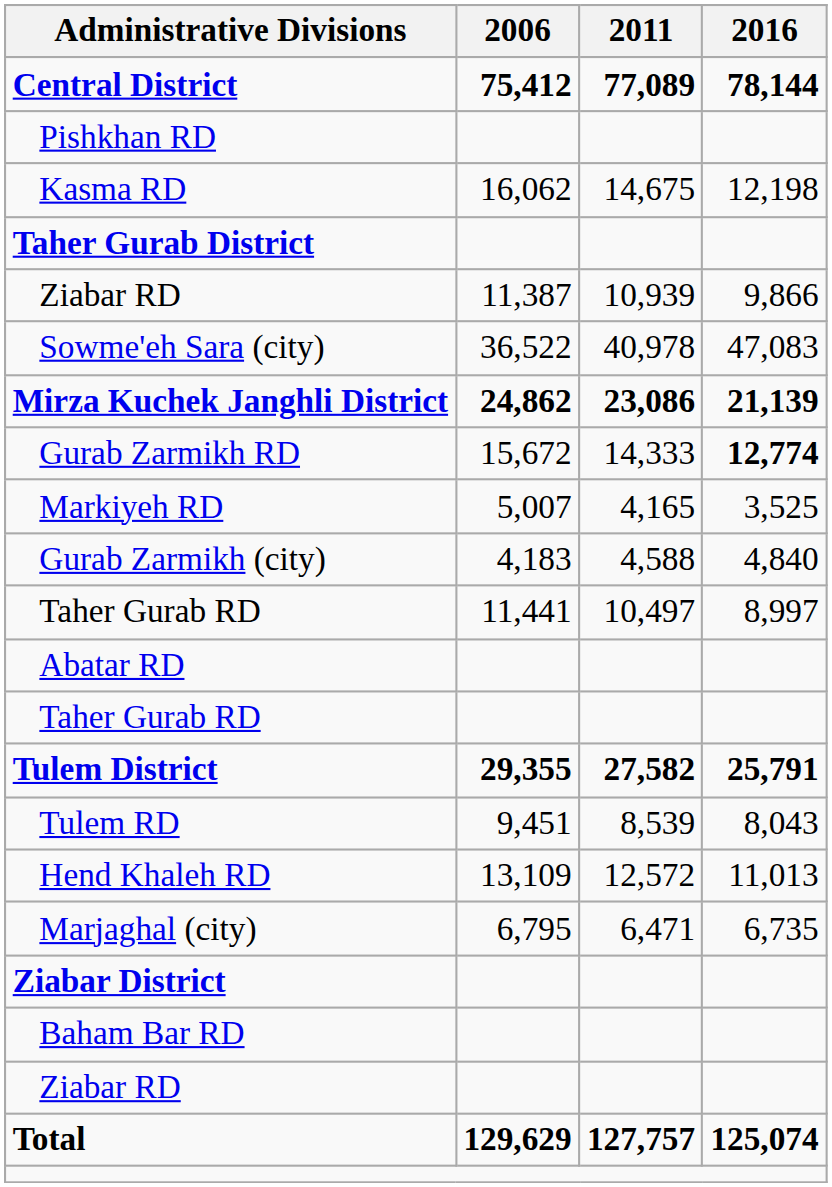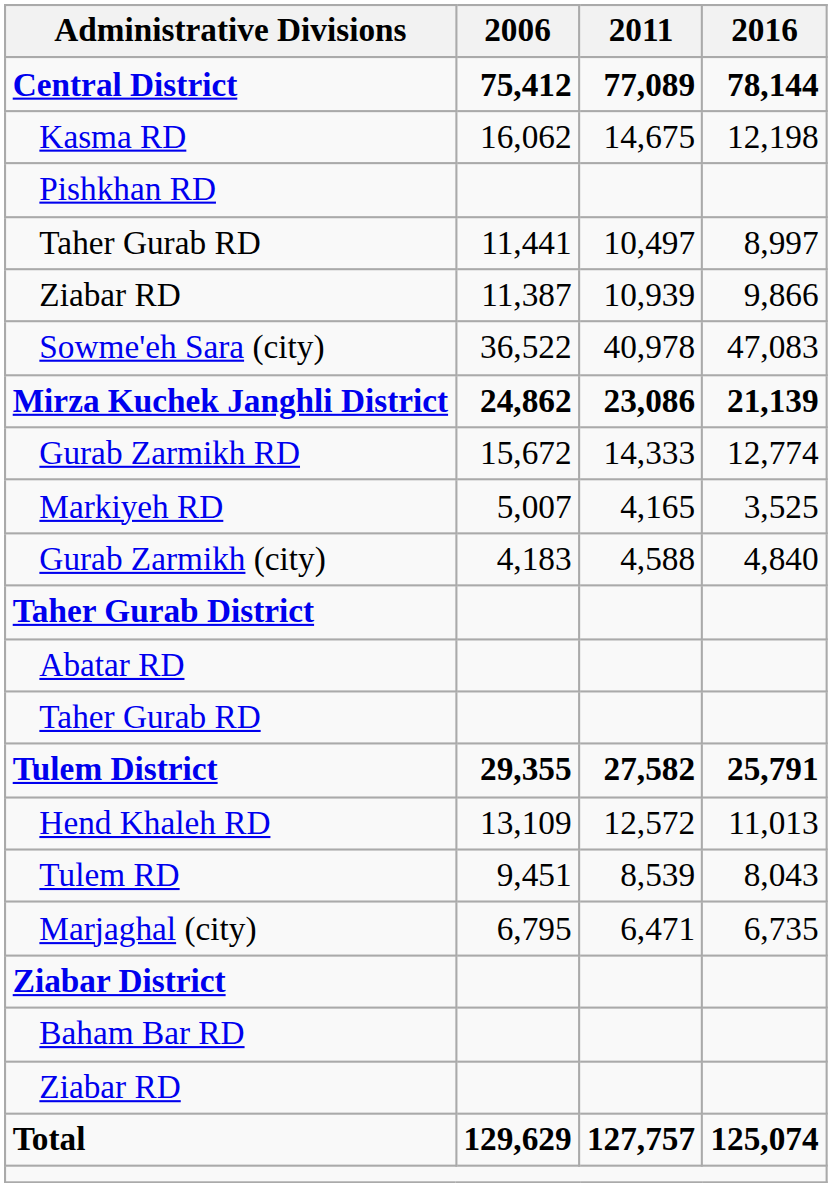rows swapped: (113, 189) <-> (128, 136)
rows swapped: (150, 611) <-> (163, 242)
(773, 453) bold -> (773, 453) normal
rows swapped: (155, 875) <-> (109, 822)
